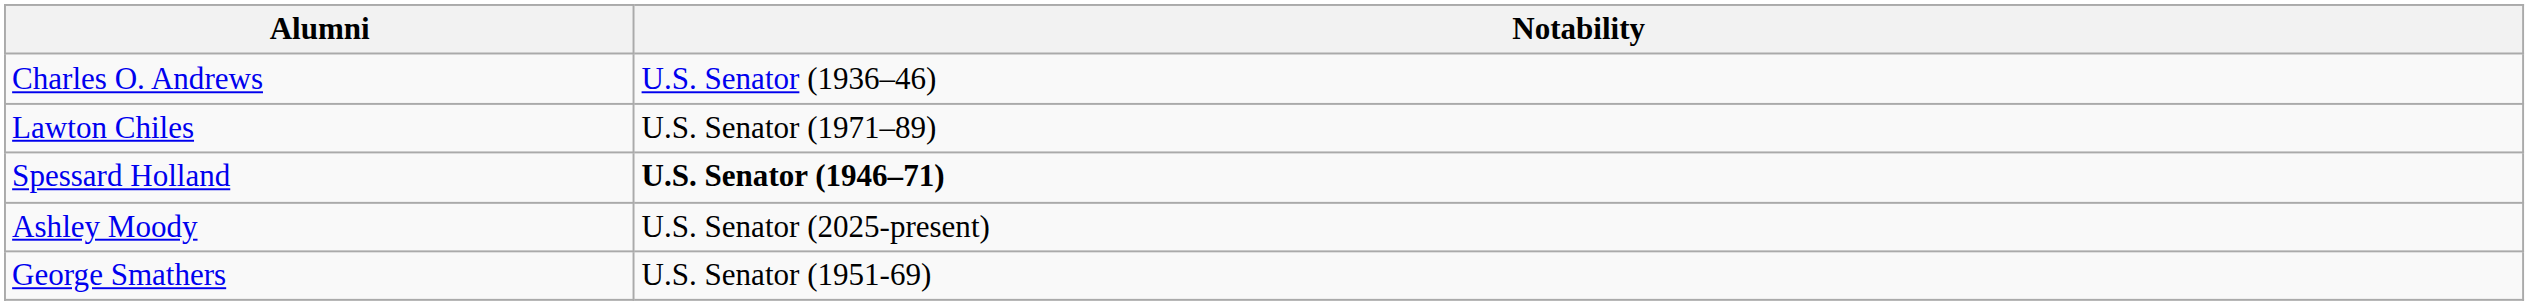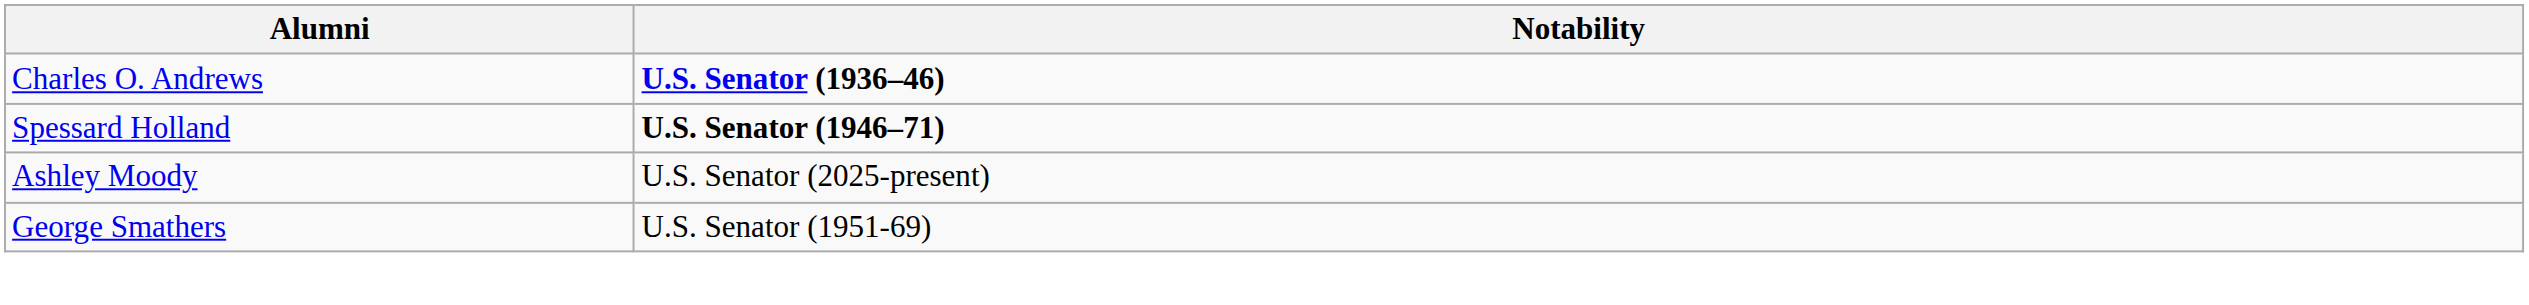(789, 78) normal -> (793, 78) bold
- row: (103, 127)
